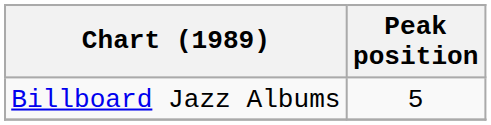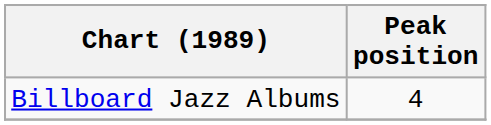(416, 99) 5 -> (416, 99) 4
